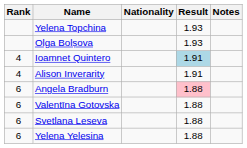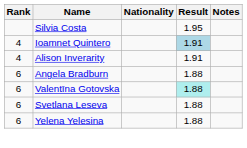+ row: (61, 27)
- row: (70, 27)
- row: (64, 43)
(193, 89) pink background -> (193, 74) no background
(193, 105) no background -> (193, 89) paleturquoise background
